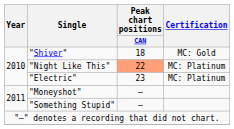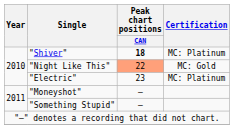(140, 53) normal -> (140, 53) bold
(197, 53) MC: Gold -> (197, 53) MC: Platinum
(197, 66) MC: Platinum -> (197, 66) MC: Gold
